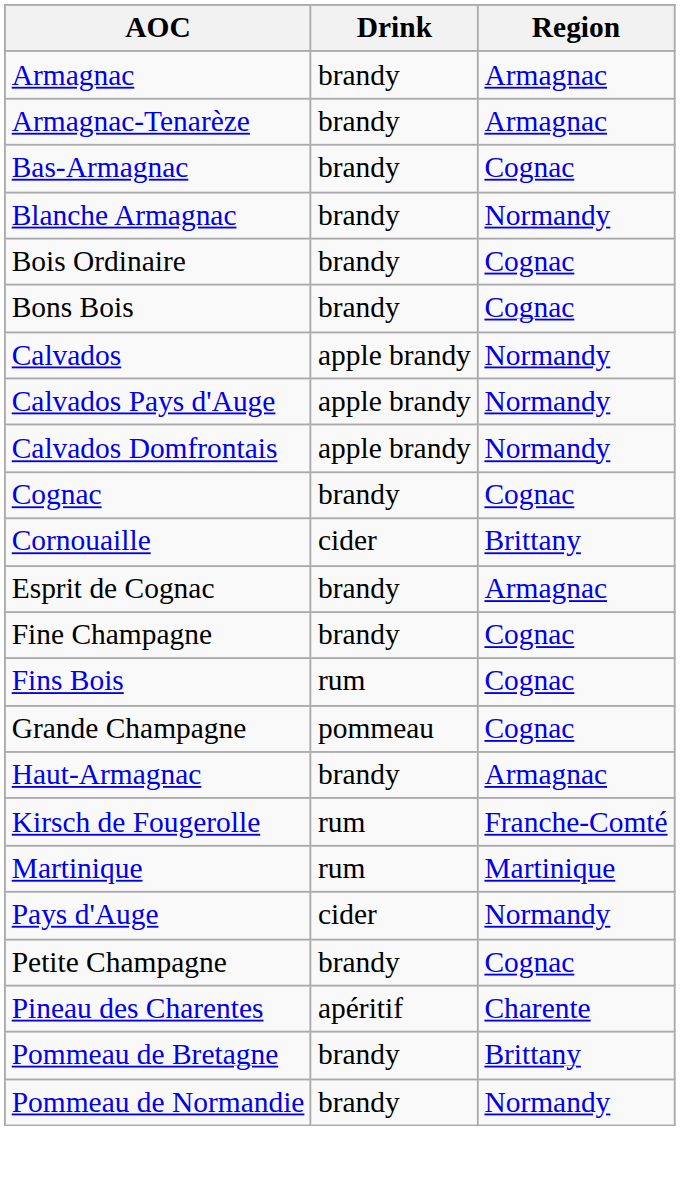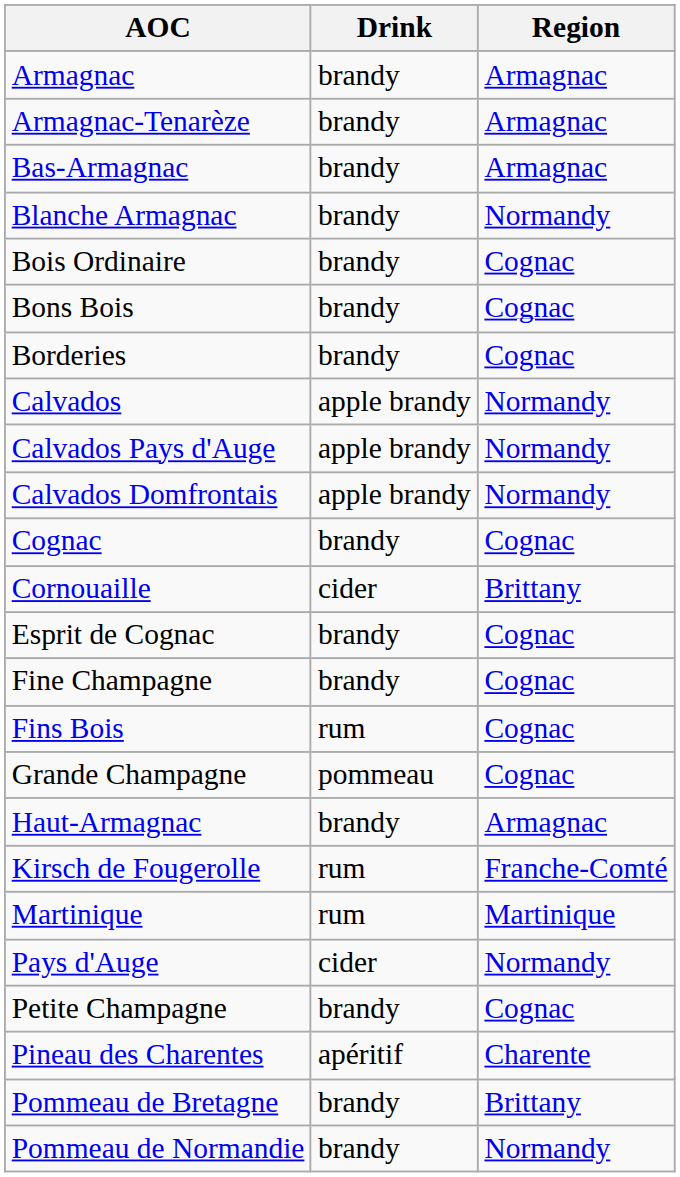(529, 167) Cognac -> (546, 167) Armagnac
+ row: (69, 354)
(546, 588) Armagnac -> (529, 634) Cognac
